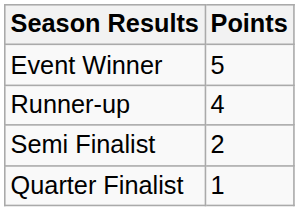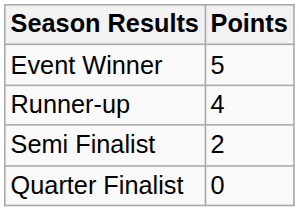(218, 184) 1 -> (218, 184) 0
